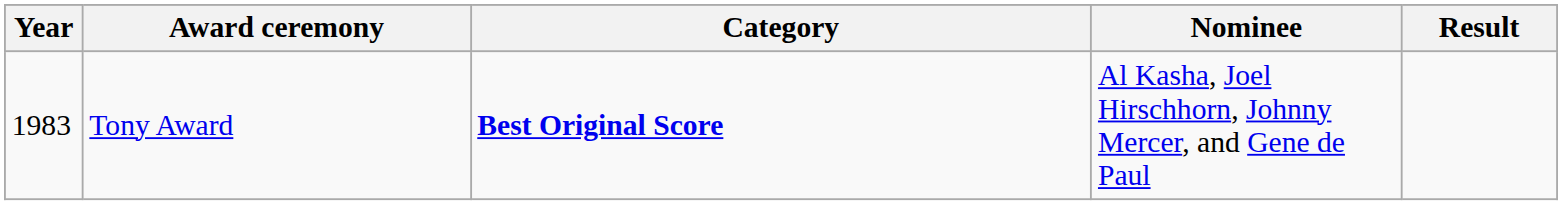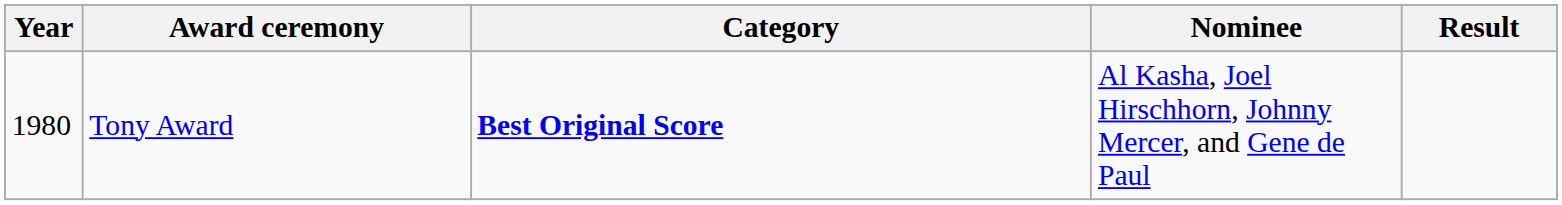(41, 124) 1983 -> (41, 124) 1980
